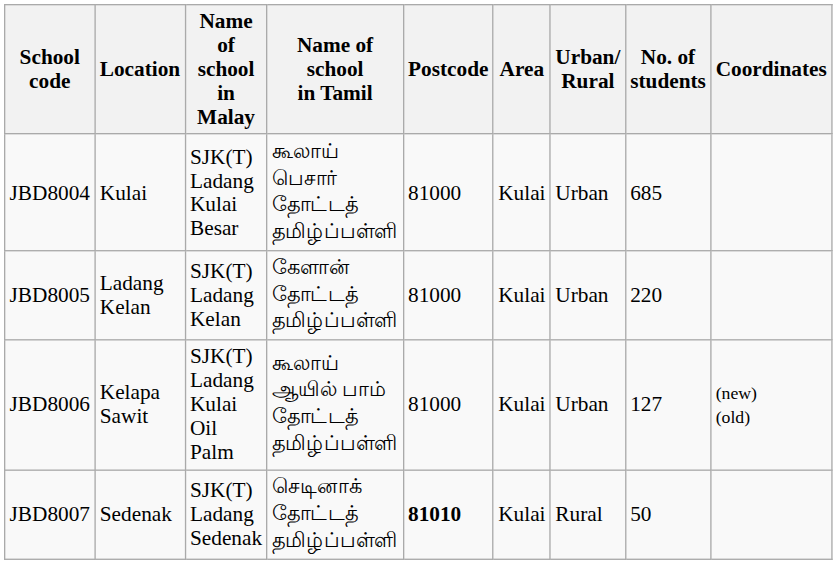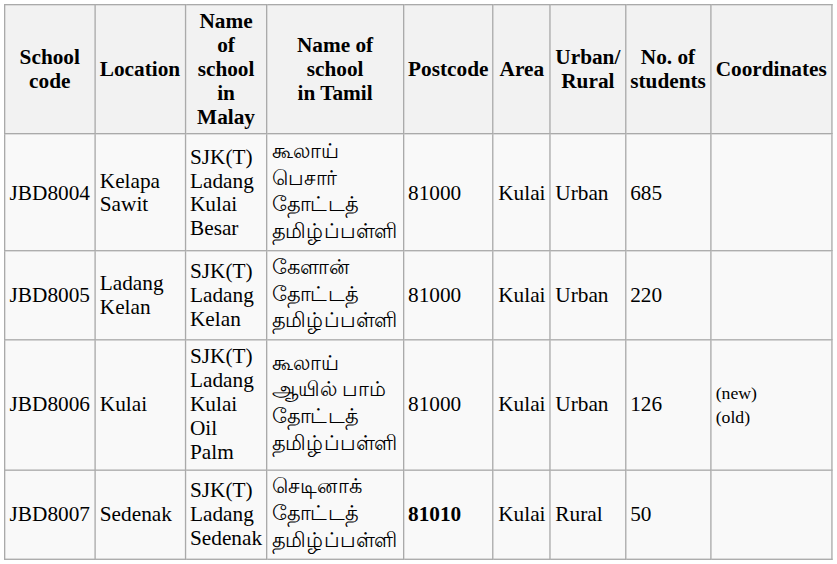(123, 192) Kulai -> (130, 192) Kelapa Sawit
(130, 404) Kelapa Sawit -> (123, 404) Kulai
(646, 404) 127 -> (646, 404) 126
